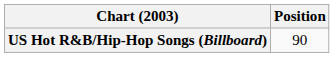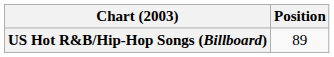(300, 40) 90 -> (300, 40) 89
